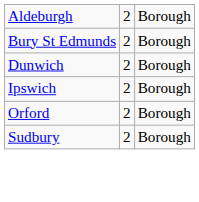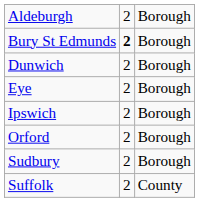(127, 40) normal -> (127, 40) bold
+ row: (20, 88)
+ row: (31, 185)
